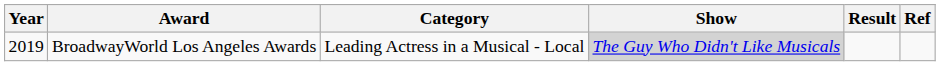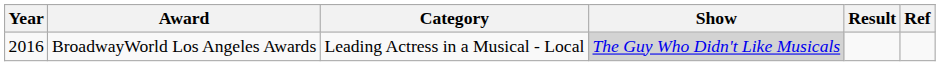(26, 46) 2019 -> (26, 46) 2016
